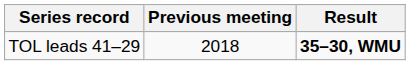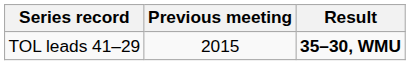(220, 45) 2018 -> (220, 45) 2015
